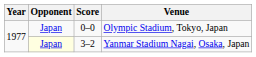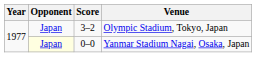(88, 28) 0–0 -> (88, 28) 3–2
(88, 44) 3–2 -> (88, 44) 0–0
